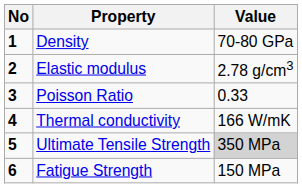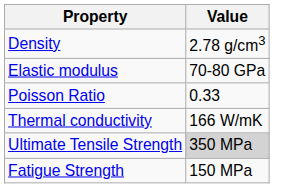- column: (19, 16)
(255, 41) 70-80 GPa -> (227, 43) 2.78 g/cm3
(256, 68) 2.78 g/cm3 -> (227, 70) 70-80 GPa
